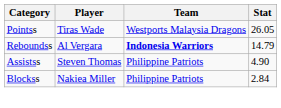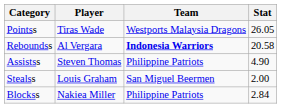(263, 45) 14.79 -> (263, 45) 20.58
+ row: (21, 78)
